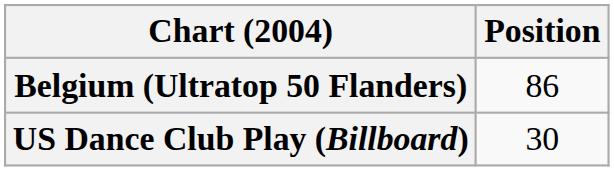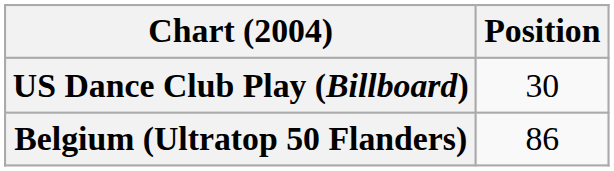rows swapped: (241, 84) <-> (241, 138)
